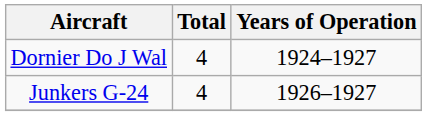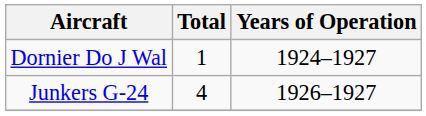(202, 57) 4 -> (202, 57) 1
